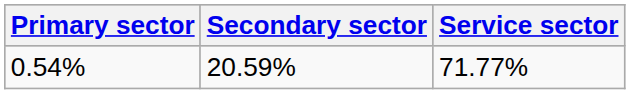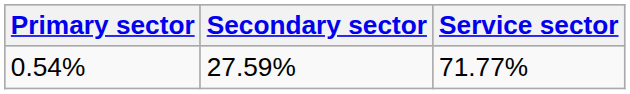(251, 66) 20.59% -> (251, 66) 27.59%
